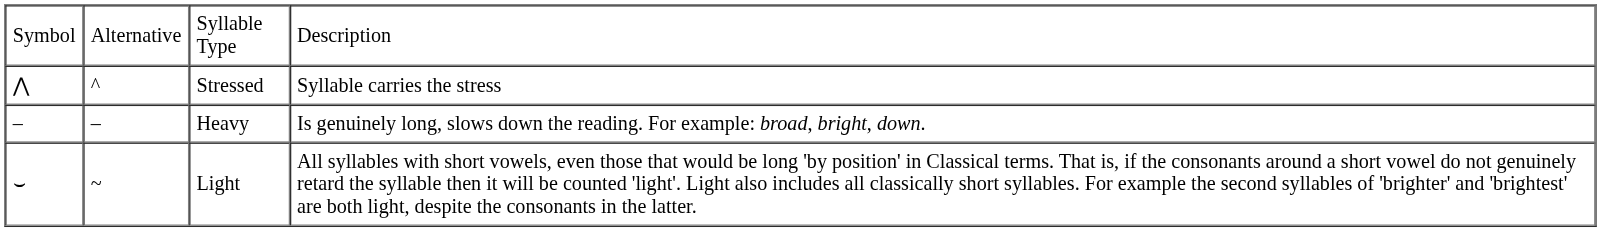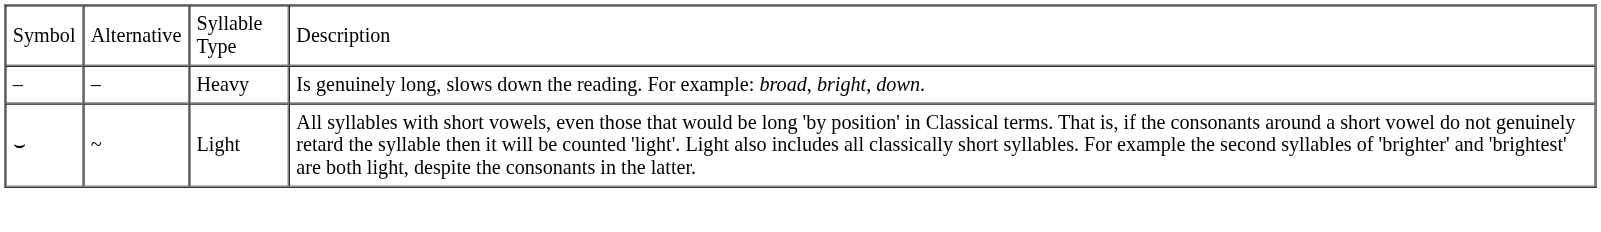- row: (230, 85)
